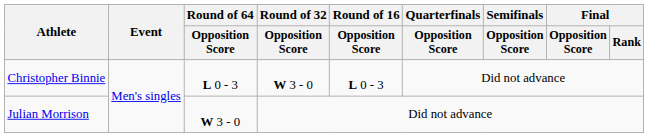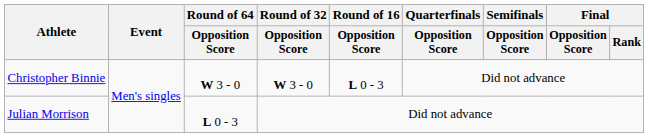(220, 85) L 0 - 3 -> (220, 85) W 3 - 0
(220, 122) W 3 - 0 -> (220, 122) L 0 - 3
